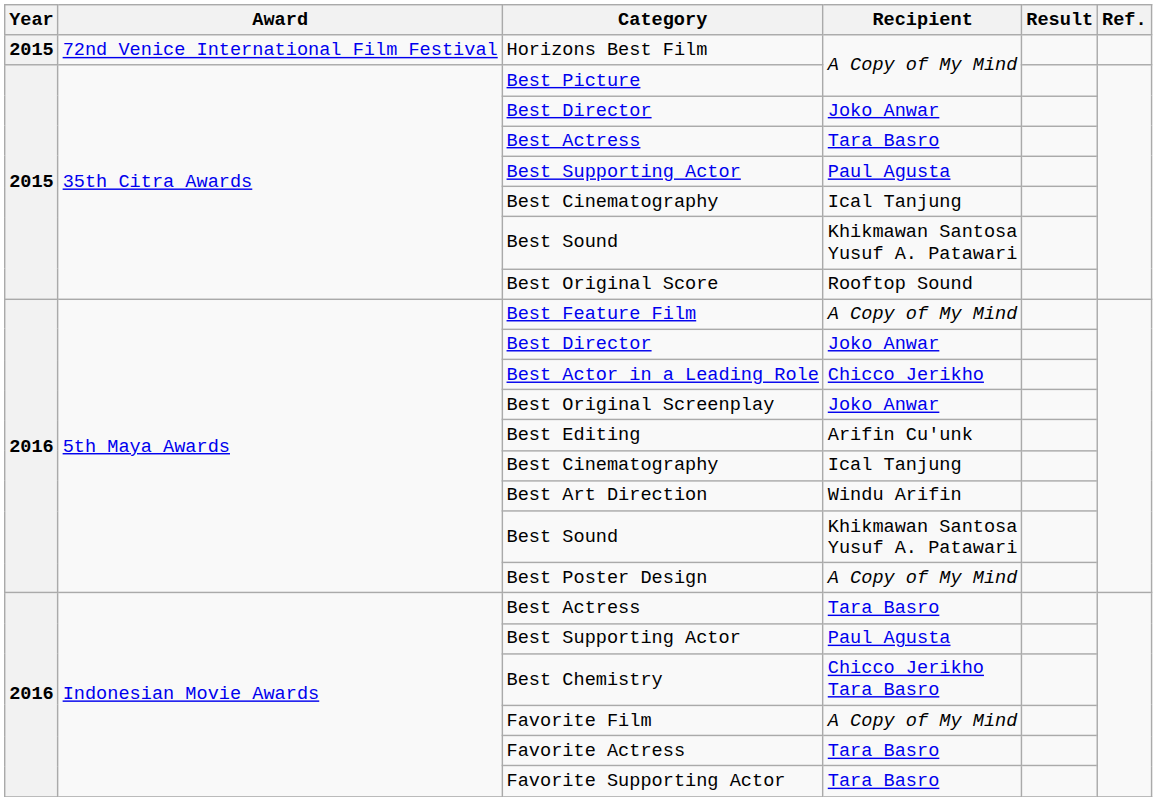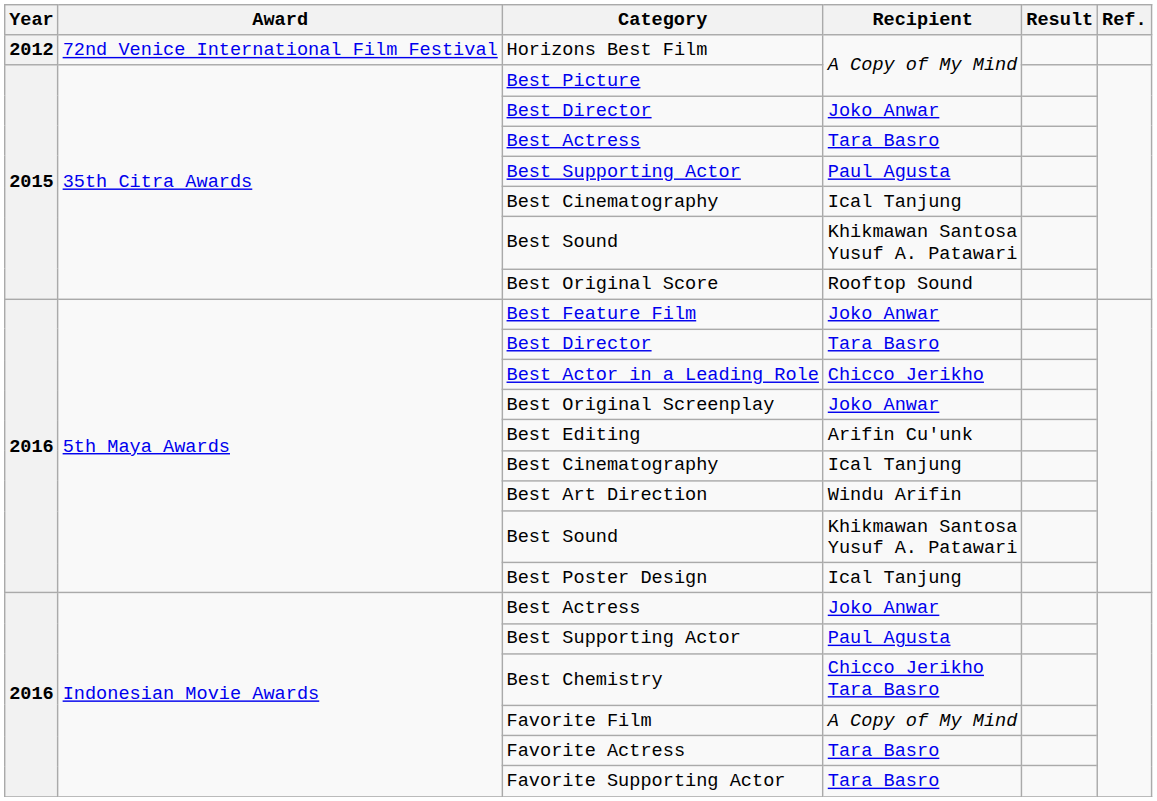(31, 50) 2015 -> (31, 50) 2012
(923, 314) A Copy of My Mind -> (884, 314) Joko Anwar
(884, 344) Joko Anwar -> (884, 344) Tara Basro
(923, 578) A Copy of My Mind -> (895, 578) Ical Tanjung
(884, 608) Tara Basro -> (884, 608) Joko Anwar
